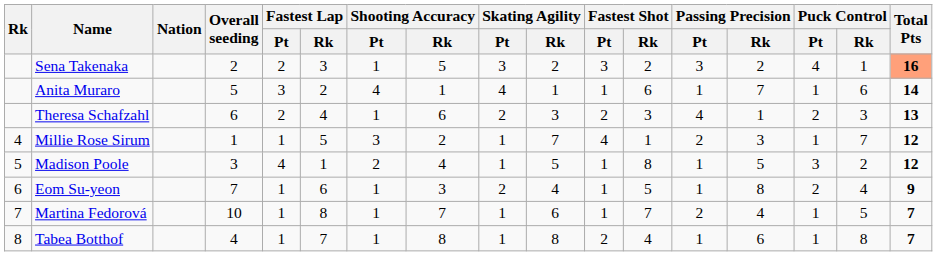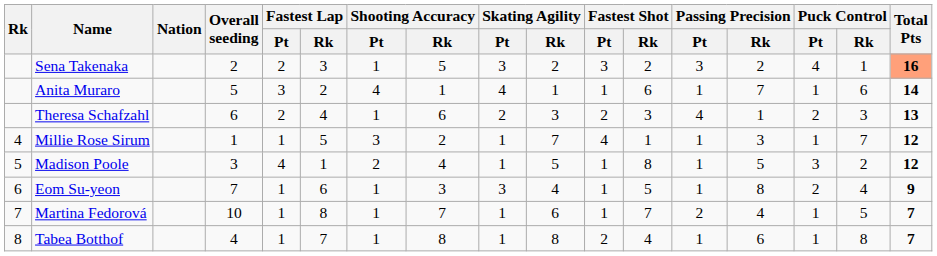(699, 139) 2 -> (699, 139) 1
(502, 189) 2 -> (502, 189) 3
